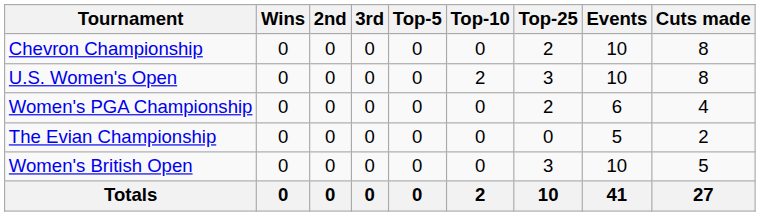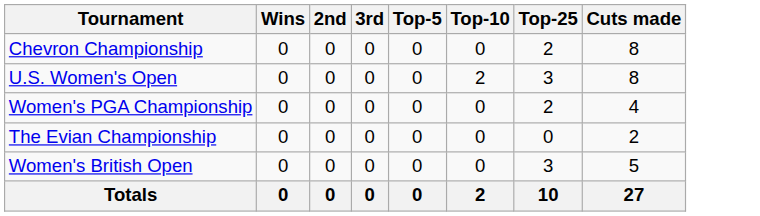- column: (617, 19)
